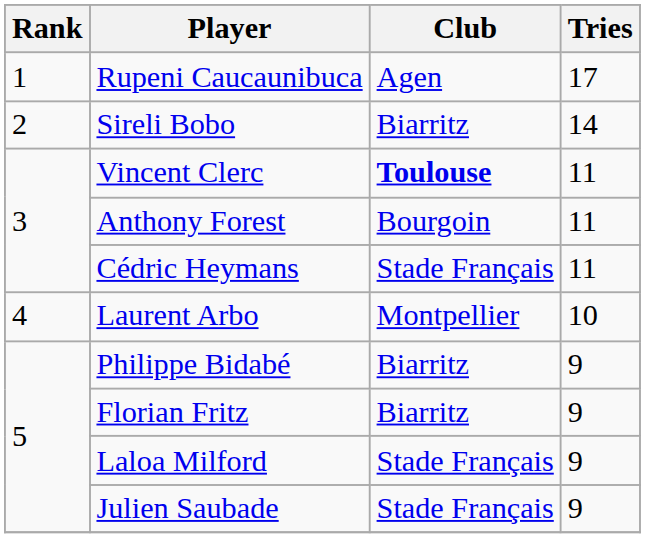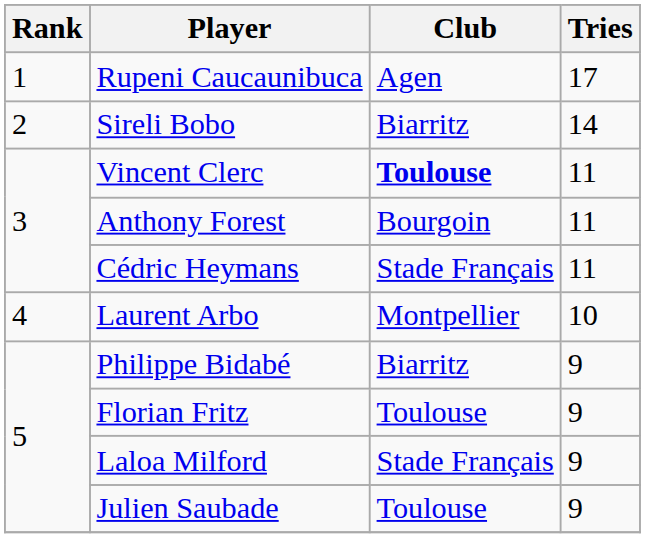(423, 412) Biarritz -> (432, 412) Toulouse
(465, 508) Stade Français -> (432, 508) Toulouse
